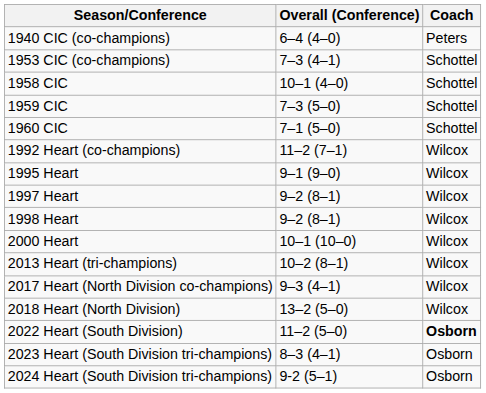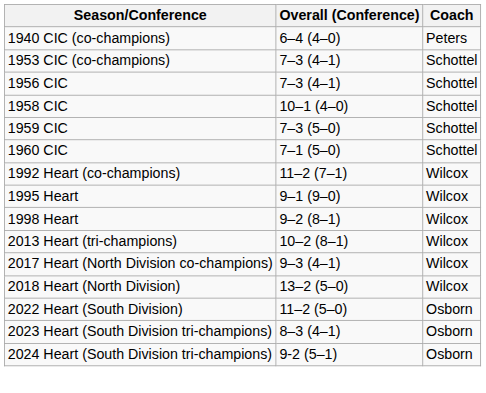+ row: (38, 83)
- row: (43, 196)
- row: (43, 241)
(451, 331) bold -> (449, 309) normal
